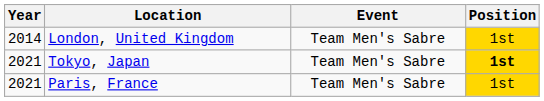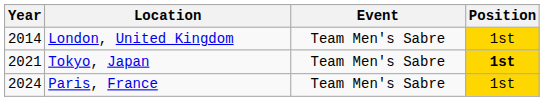(25, 85) 2021 -> (25, 85) 2024
